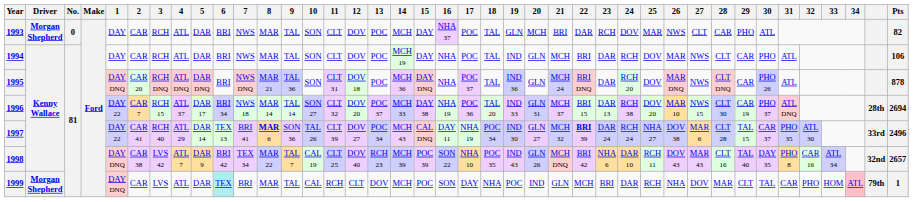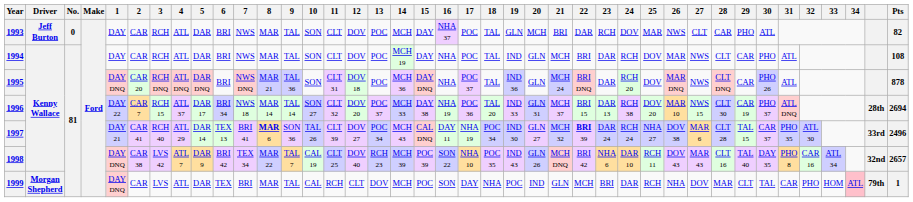(45, 31) Morgan Shepherd -> (45, 31) Jeff Burton
(898, 57) 106 -> (898, 57) 108
(117, 133) DAY 22 -> (117, 133) DAY 21
(223, 184) paleturquoise background -> (223, 184) no background
